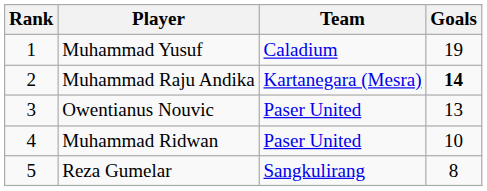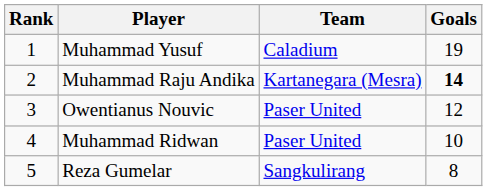(454, 110) 13 -> (454, 110) 12
